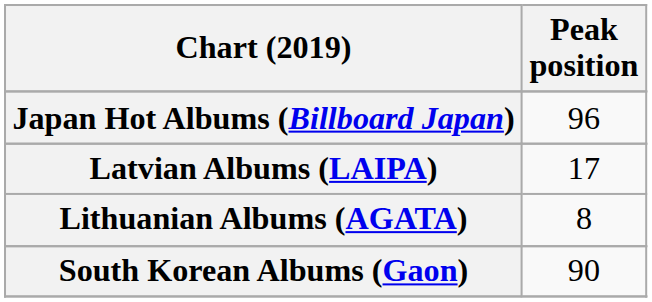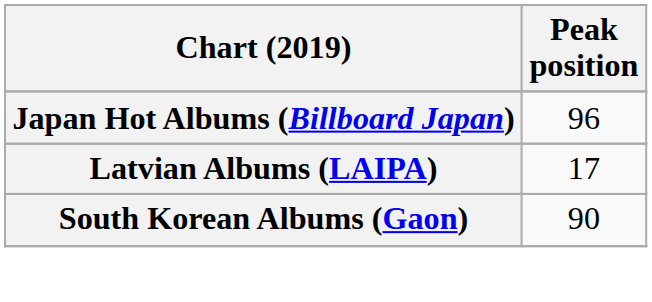- row: (263, 219)
